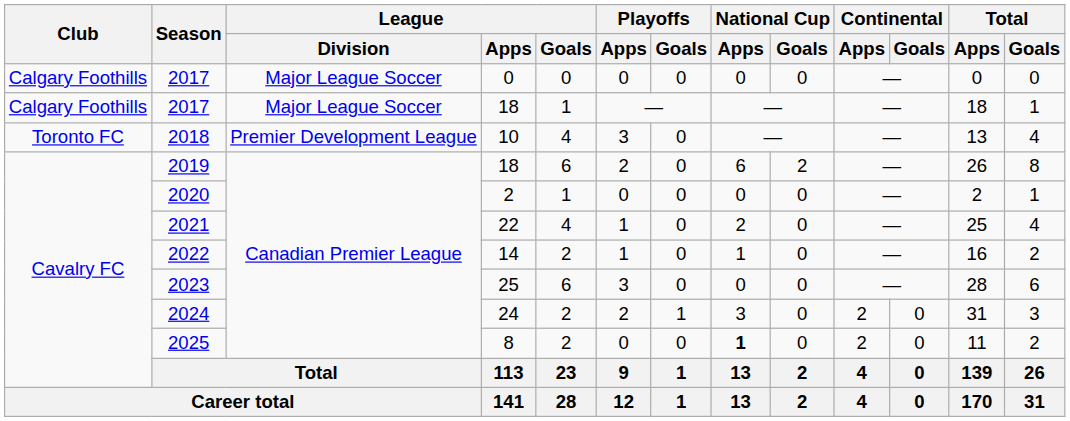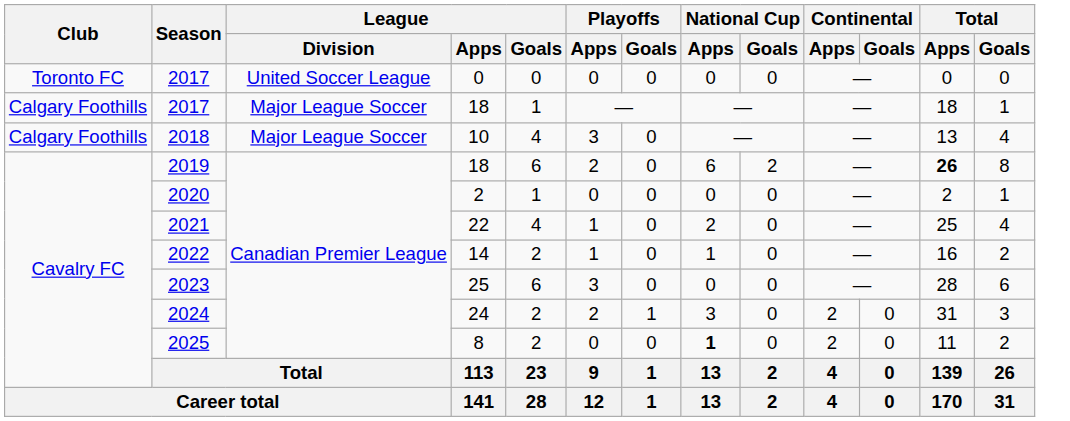(78, 78) Calgary Foothills -> (78, 78) Toronto FC
(354, 78) Major League Soccer -> (339, 78) United Soccer League
(78, 136) Toronto FC -> (78, 136) Calgary Foothills
(354, 136) Premier Development League -> (339, 136) Major League Soccer
(977, 166) normal -> (947, 166) bold
